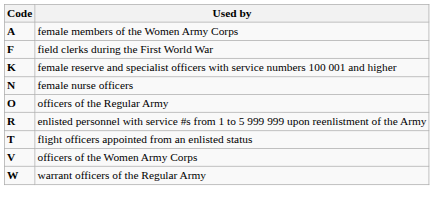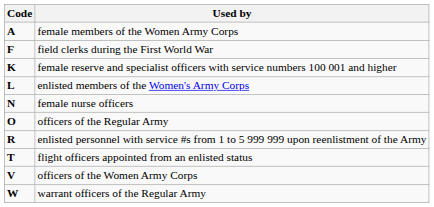+ row: (143, 85)
